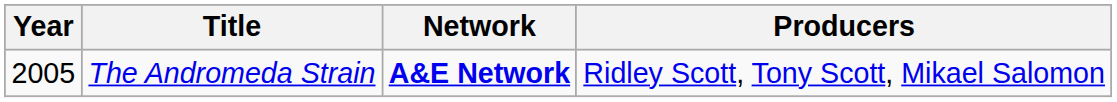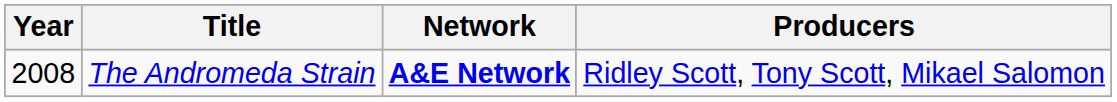(43, 72) 2005 -> (43, 72) 2008
